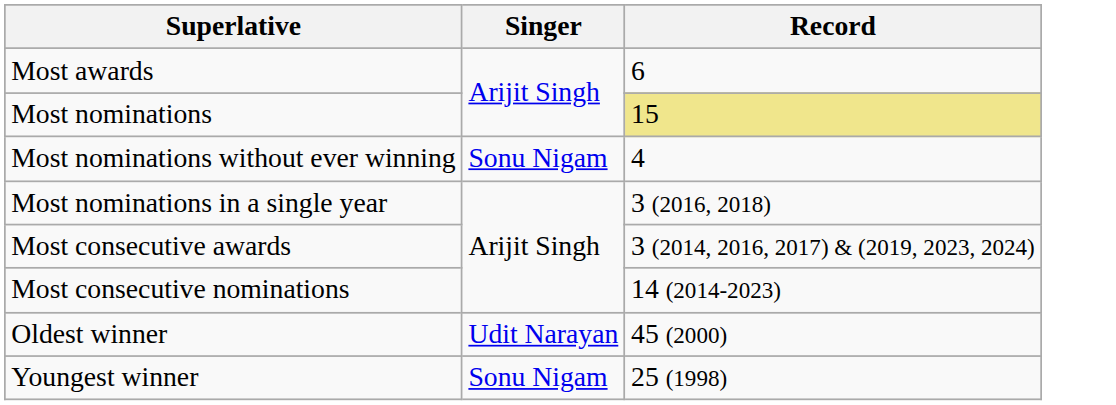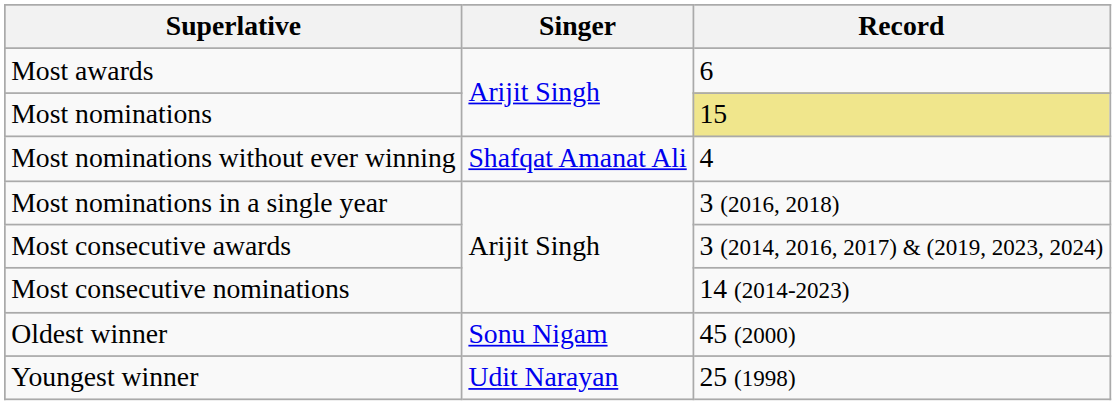(538, 158) Sonu Nigam -> (578, 158) Shafqat Amanat Ali
(543, 333) Udit Narayan -> (538, 333) Sonu Nigam
(538, 377) Sonu Nigam -> (543, 377) Udit Narayan
